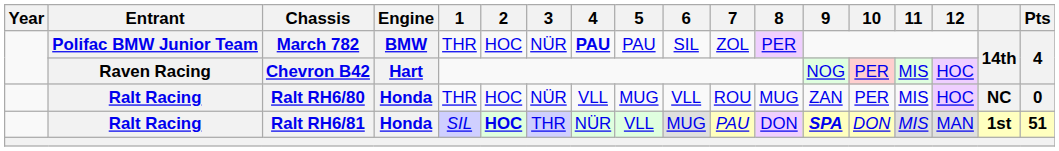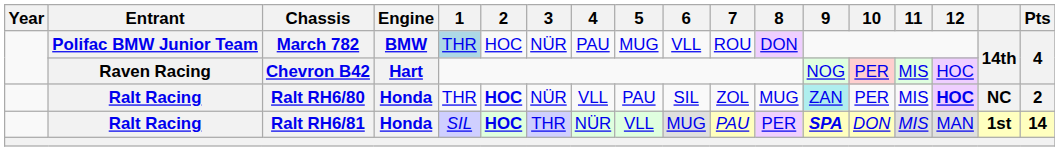(459, 44) no background -> (459, 44) lightblue background
(593, 44) bold -> (593, 44) normal
(639, 44) PAU -> (639, 44) MUG
(686, 44) SIL -> (686, 44) VLL
(733, 44) ZOL -> (733, 44) ROU
(779, 44) PER -> (779, 44) DON
(503, 97) normal -> (503, 97) bold
(639, 97) MUG -> (639, 97) PAU
(686, 97) VLL -> (686, 97) SIL
(733, 97) ROU -> (733, 97) ZOL
(826, 97) no background -> (826, 97) paleturquoise background
(955, 97) normal -> (955, 97) bold
(1038, 97) 0 -> (1038, 97) 2
(779, 124) DON -> (779, 124) PER
(1038, 124) 51 -> (1038, 124) 14
